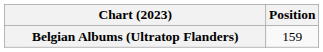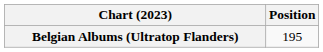(292, 36) 159 -> (292, 36) 195
